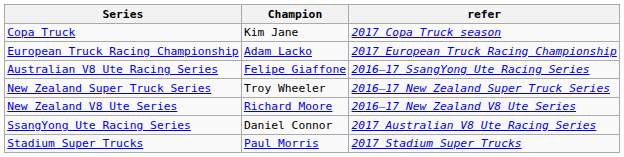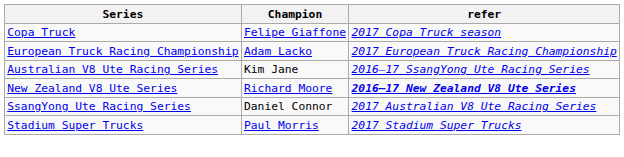(271, 33) Kim Jane -> (295, 33) Felipe Giaffone
(295, 70) Felipe Giaffone -> (271, 70) Kim Jane
- row: (109, 88)
(464, 107) normal -> (464, 88) bold
